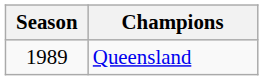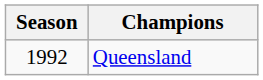(47, 57) 1989 -> (47, 57) 1992
